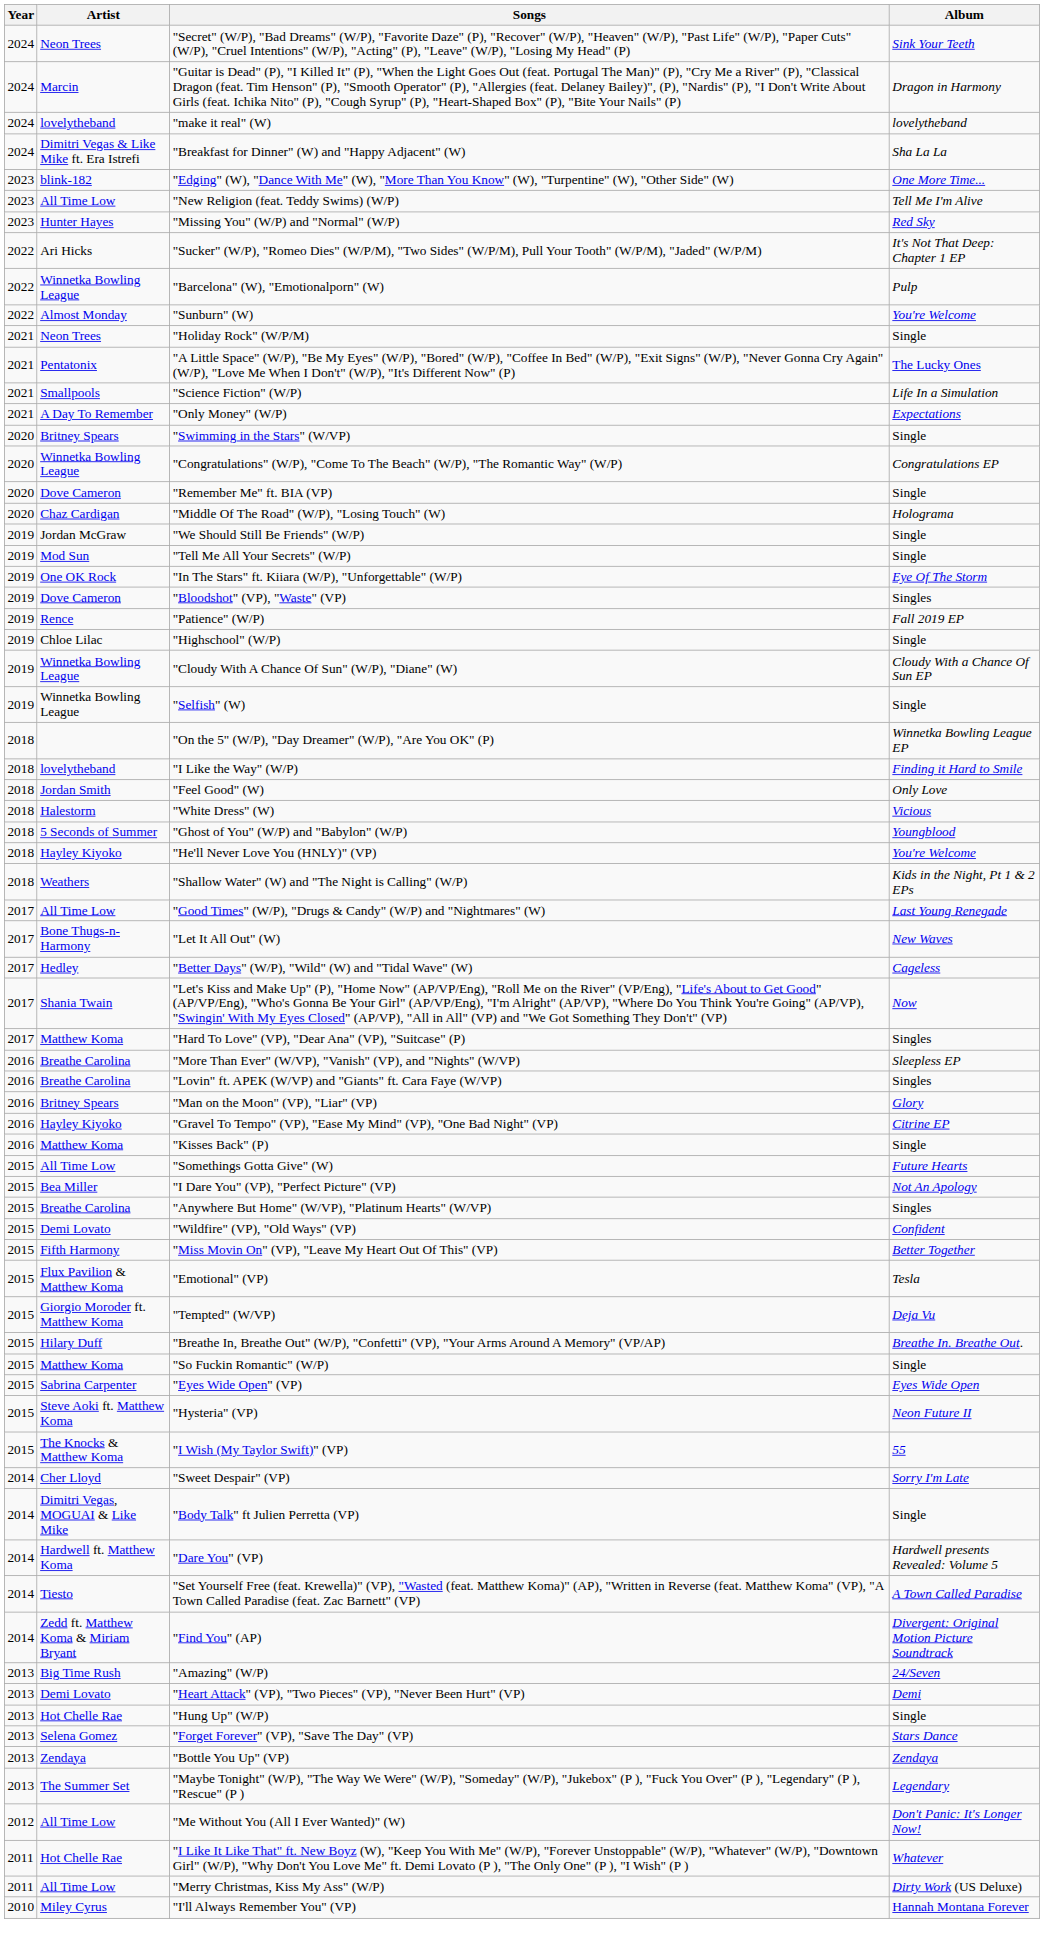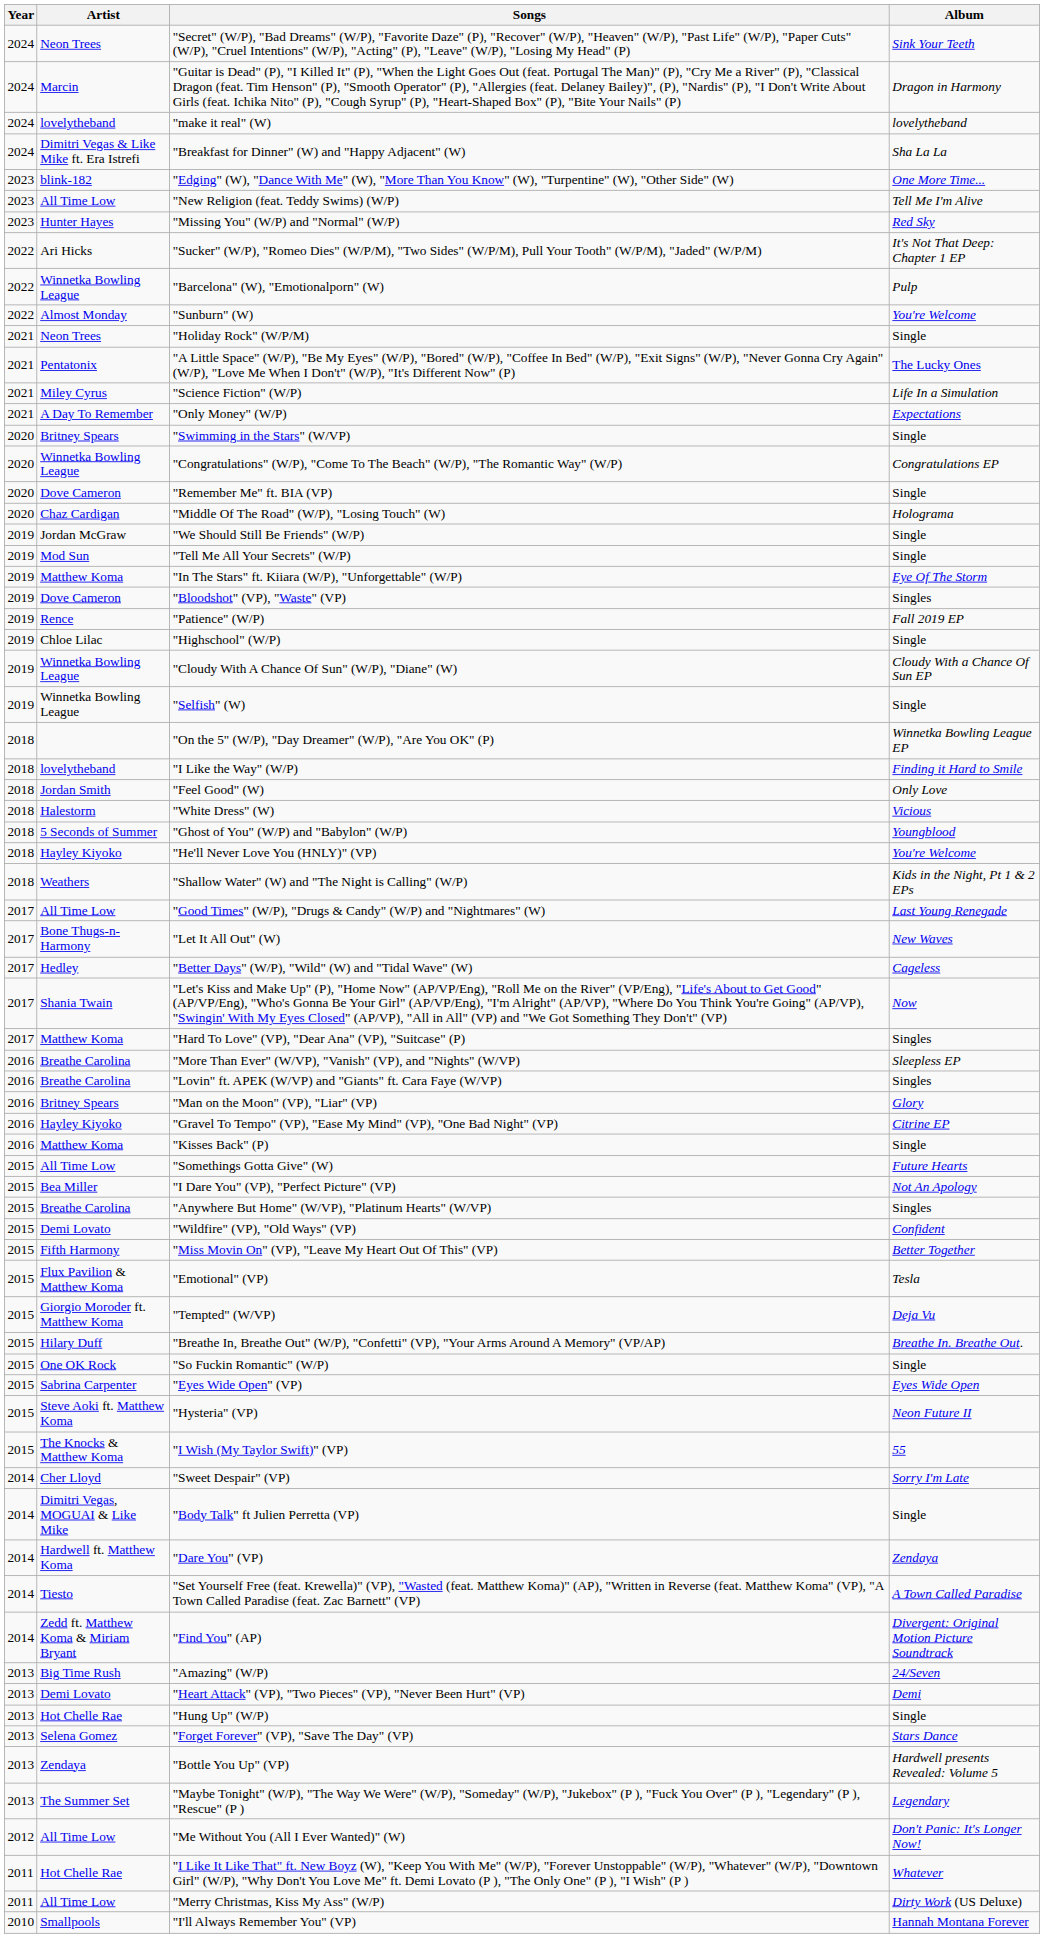(70, 393) Smallpools -> (74, 393) Miley Cyrus
(78, 576) One OK Rock -> (82, 576) Matthew Koma
(82, 1364) Matthew Koma -> (78, 1364) One OK Rock
(945, 1557) Hardwell presents Revealed: Volume 5 -> (915, 1557) Zendaya
(915, 1757) Zendaya -> (945, 1764) Hardwell presents Revealed: Volume 5
(74, 1907) Miley Cyrus -> (70, 1922) Smallpools
